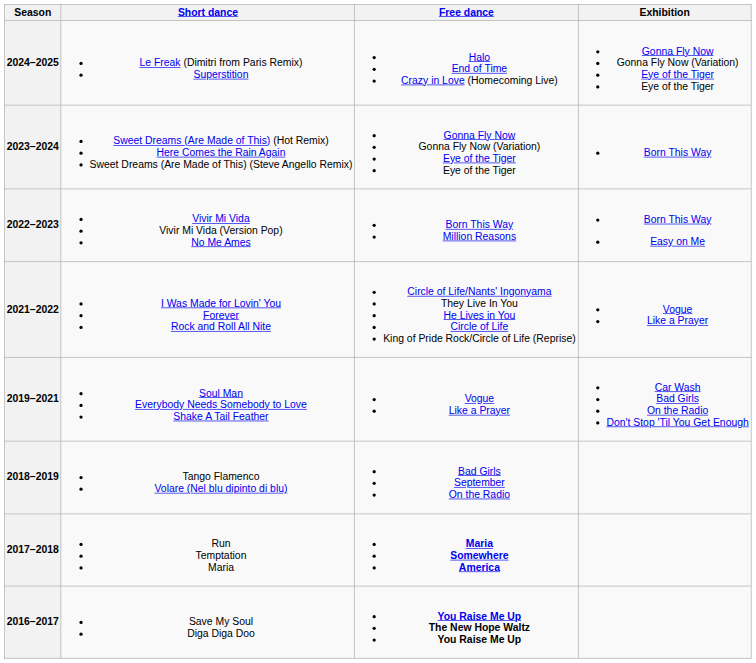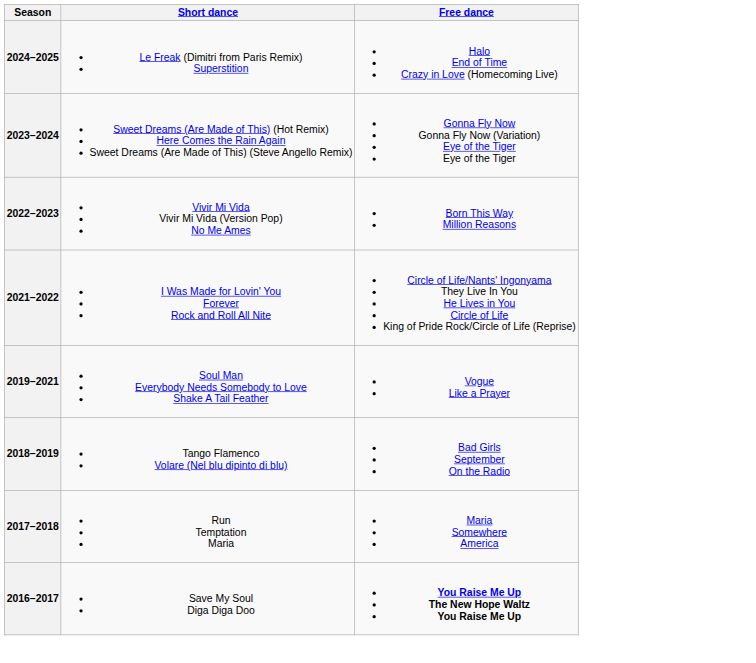- column: (665, 12)
(466, 556) bold -> (466, 532) normal
